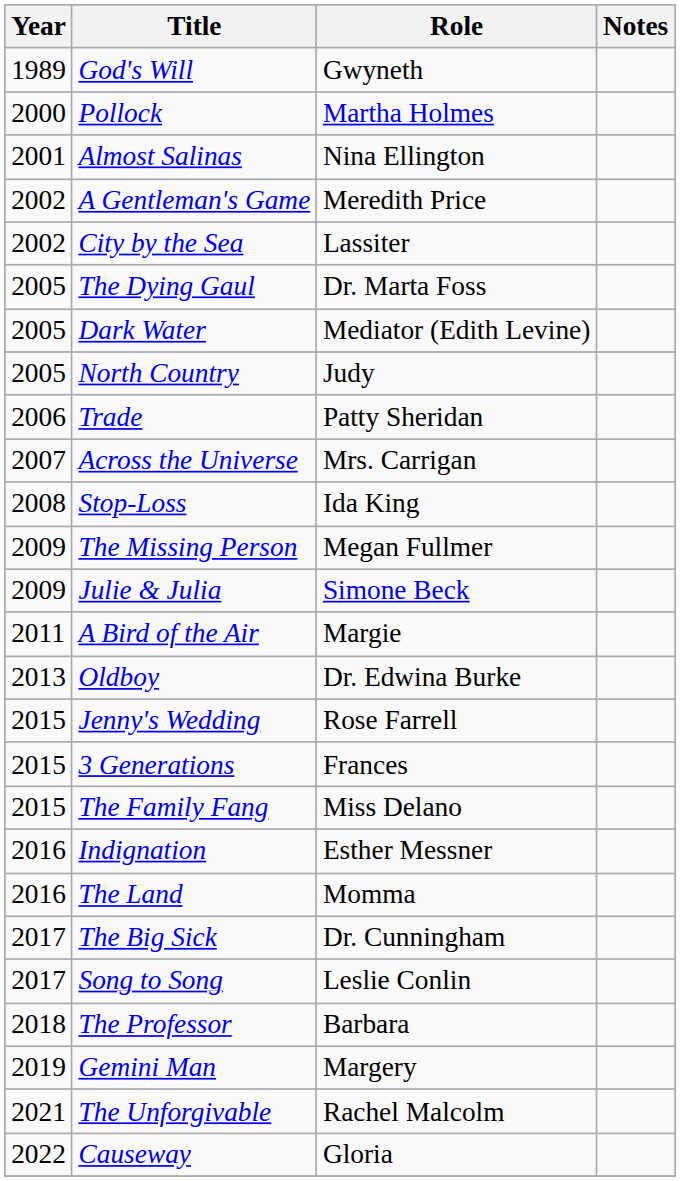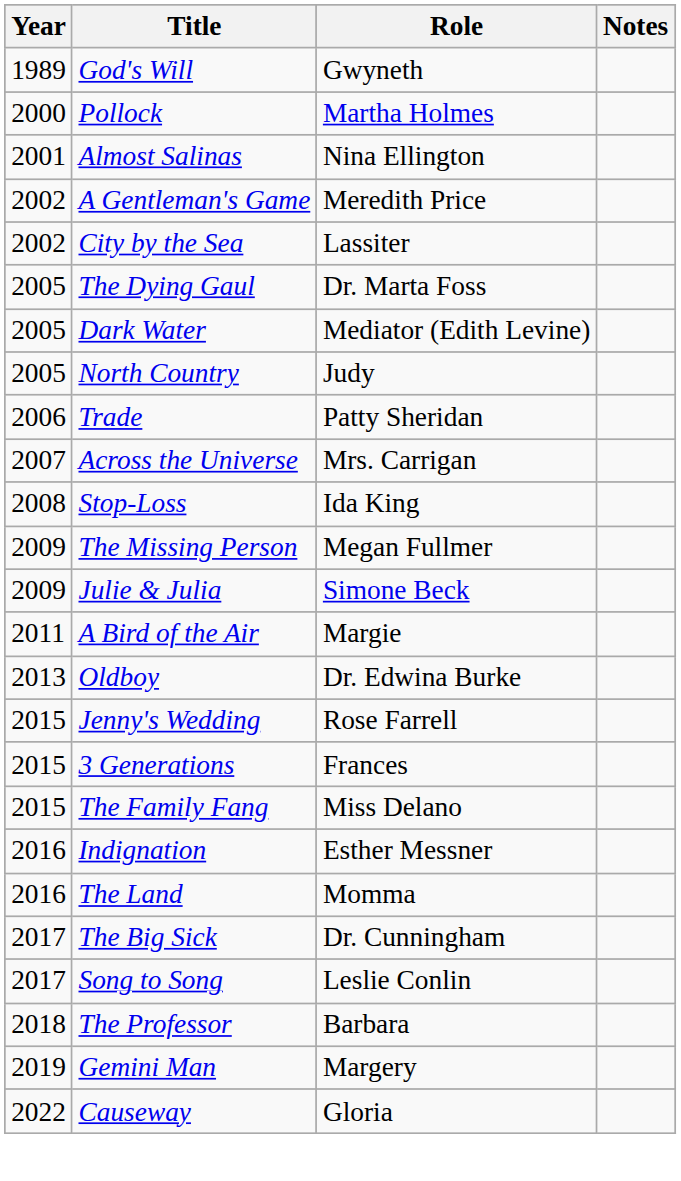- row: (175, 1110)
